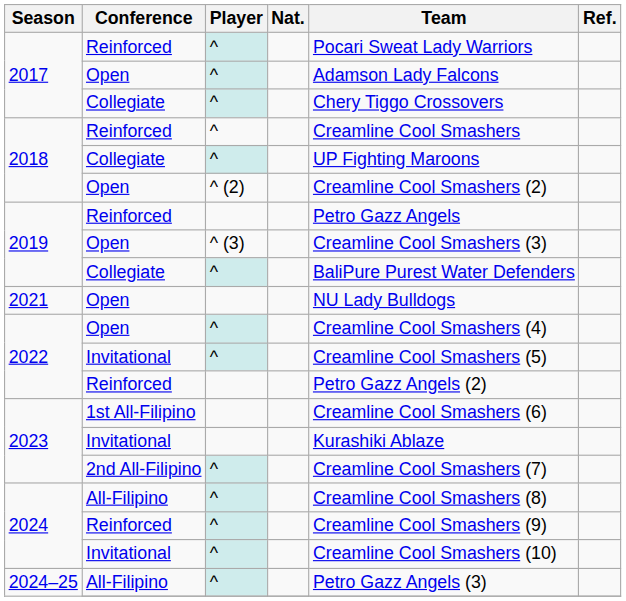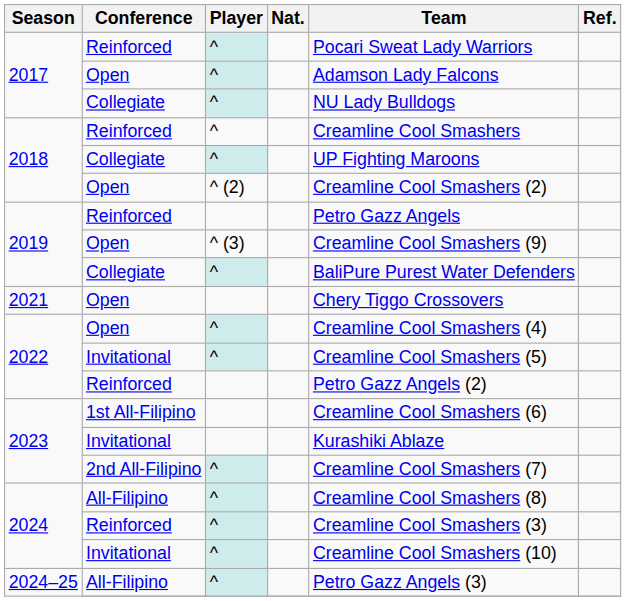(408, 103) Chery Tiggo Crossovers -> (384, 103) NU Lady Bulldogs
(430, 243) Creamline Cool Smashers (3) -> (430, 243) Creamline Cool Smashers (9)
(384, 300) NU Lady Bulldogs -> (408, 300) Chery Tiggo Crossovers
(430, 525) Creamline Cool Smashers (9) -> (430, 525) Creamline Cool Smashers (3)
